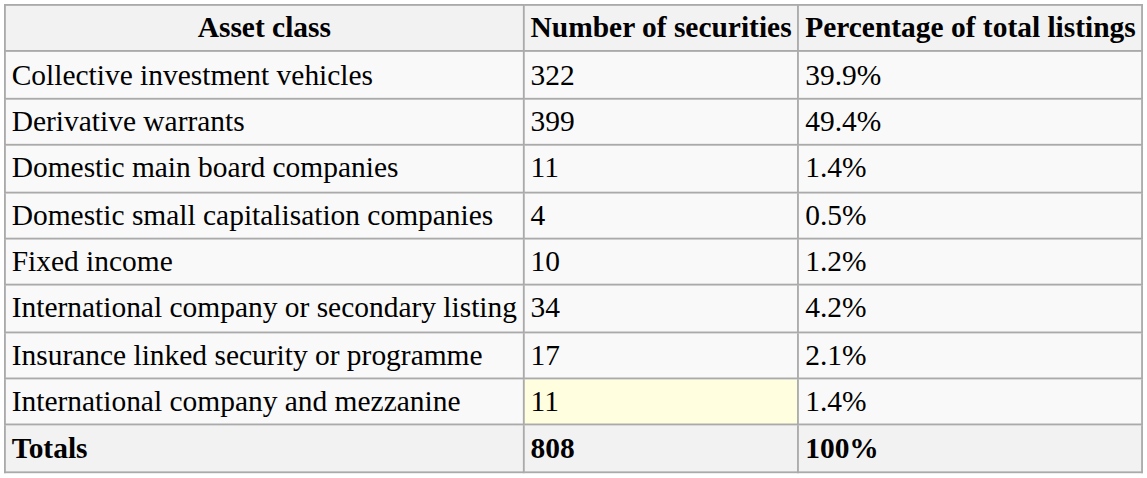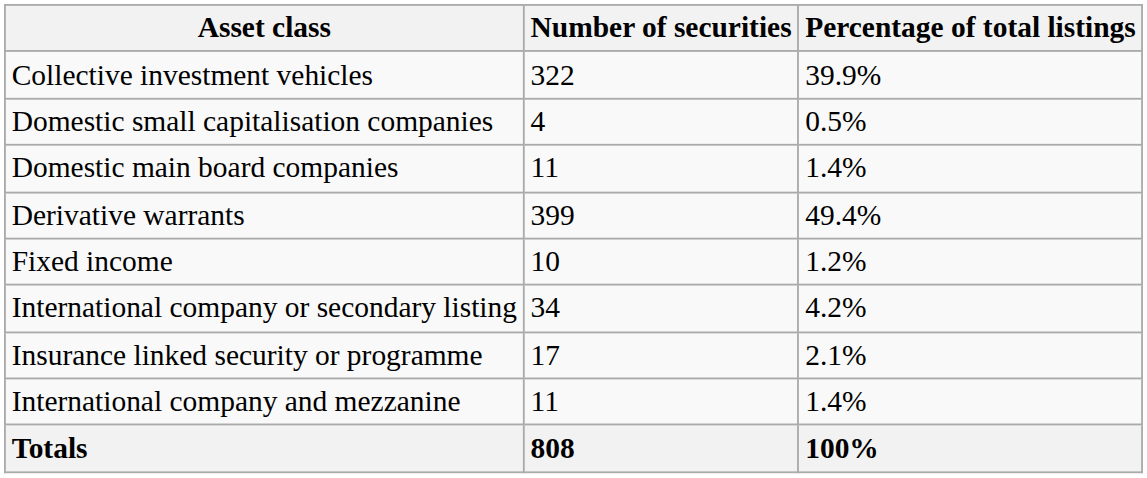rows swapped: (128, 121) <-> (252, 214)
(545, 401) lightyellow background -> (545, 401) no background
